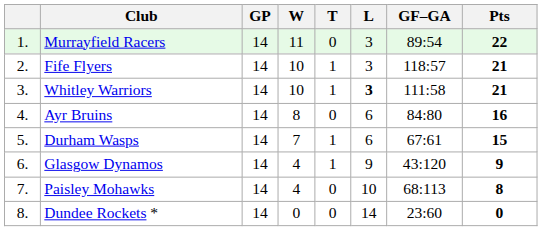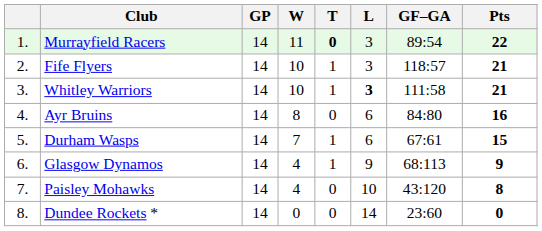(333, 41) normal -> (333, 41) bold
(424, 164) 43:120 -> (424, 164) 68:113
(424, 189) 68:113 -> (424, 189) 43:120
